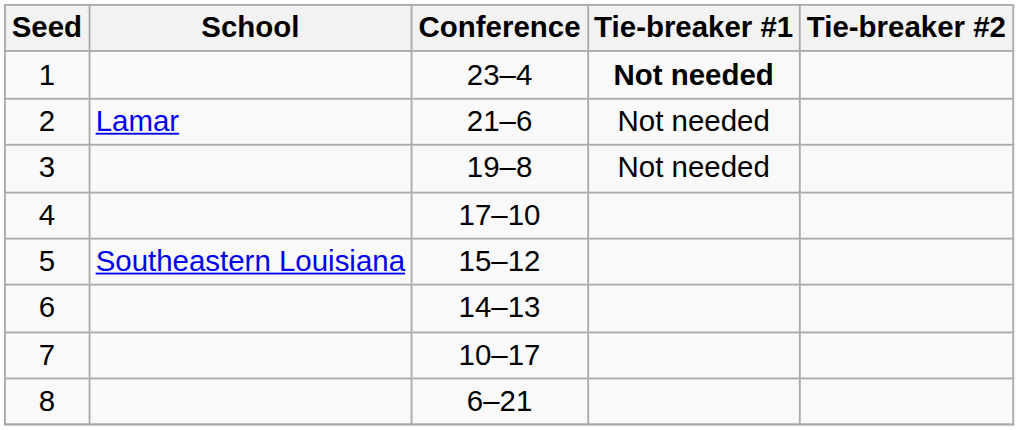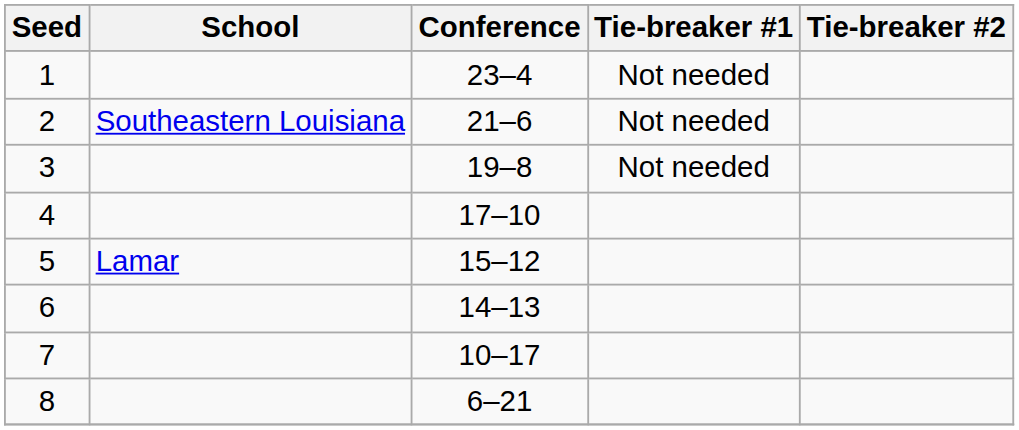(694, 74) bold -> (694, 74) normal
(137, 121) Lamar -> (250, 121) Southeastern Louisiana
(250, 261) Southeastern Louisiana -> (137, 261) Lamar
